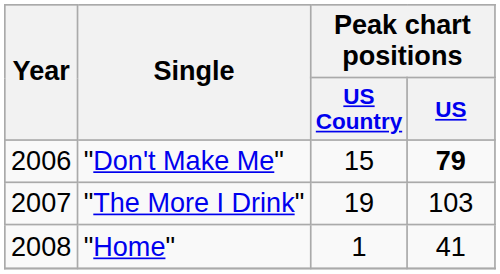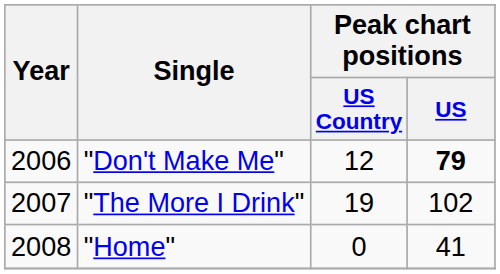(359, 160) 15 -> (359, 160) 12
(451, 203) 103 -> (451, 203) 102
(359, 246) 1 -> (359, 246) 0
